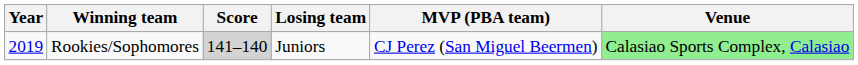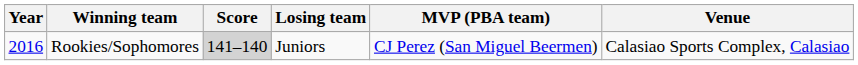(26, 45) 2019 -> (26, 45) 2016
(727, 45) lightgreen background -> (727, 45) no background
